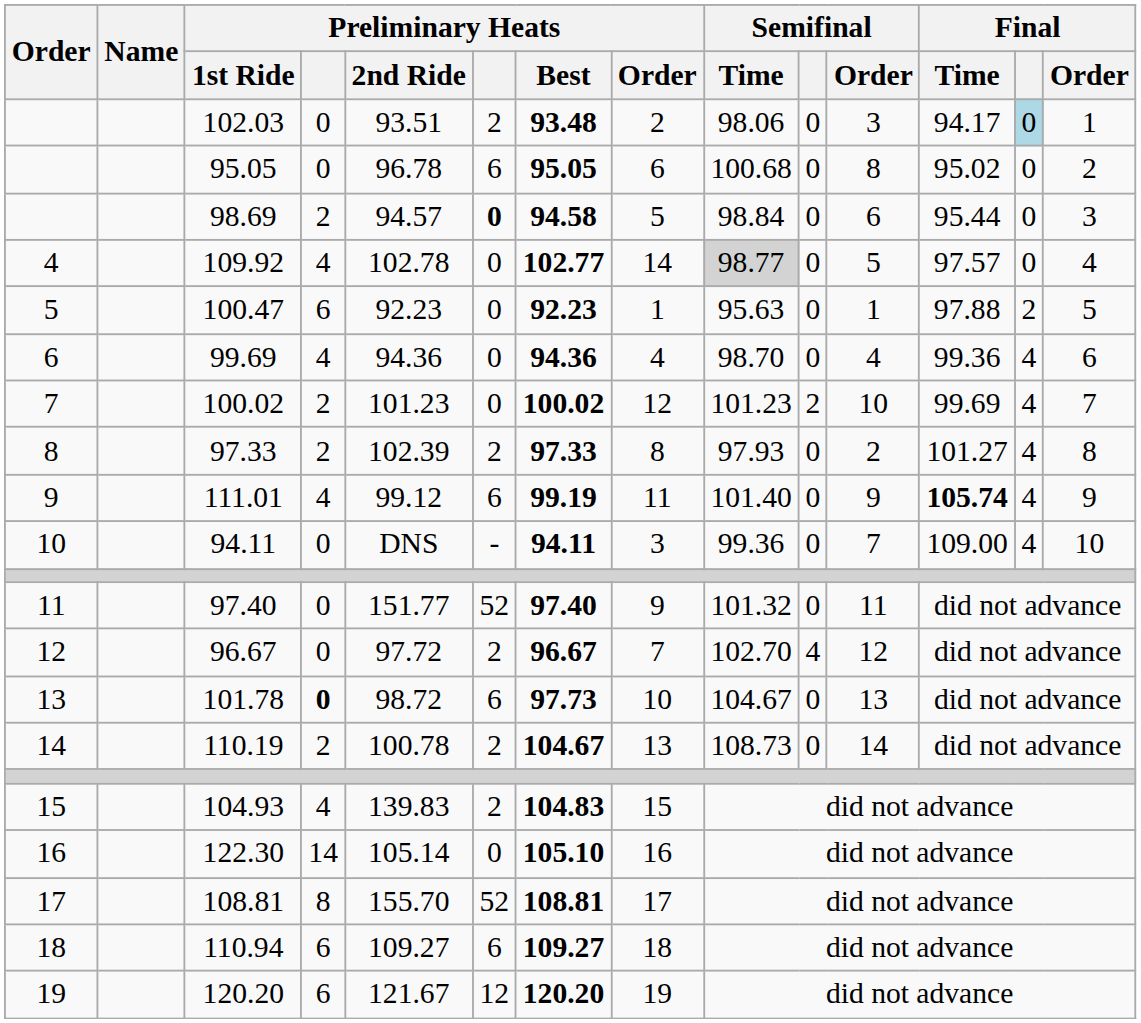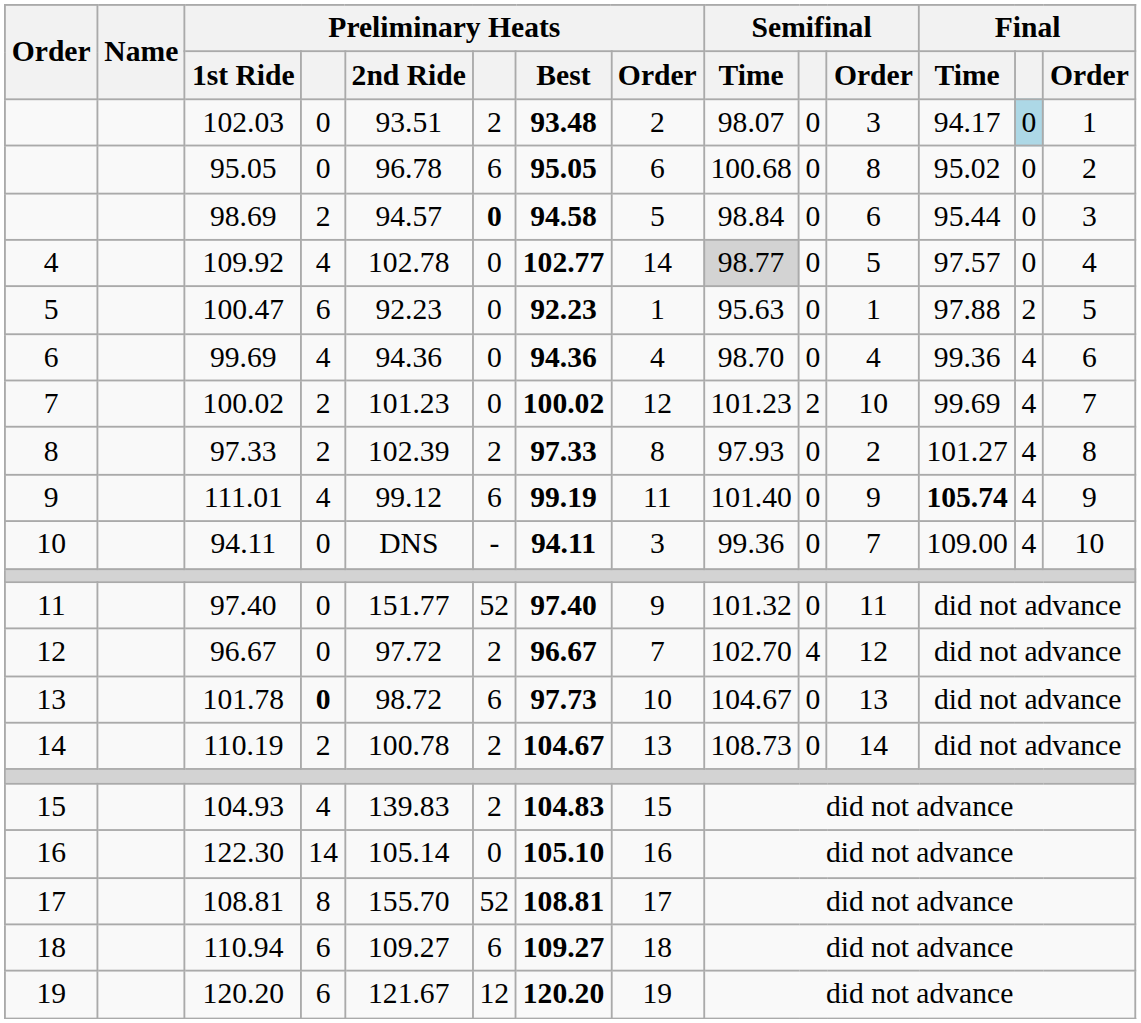(751, 121) 98.06 -> (751, 121) 98.07
